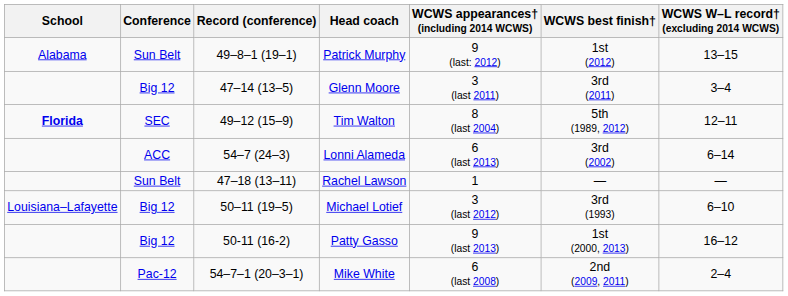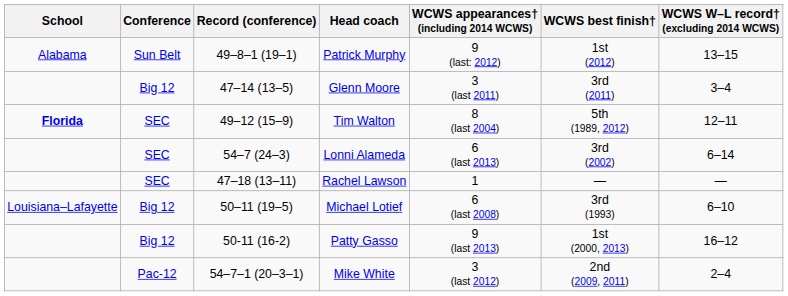(157, 154) ACC -> (157, 154) SEC
(157, 181) Sun Belt -> (157, 181) SEC
(475, 207) 3 (last 2012) -> (475, 207) 6 (last 2008)
(475, 274) 6 (last 2008) -> (475, 274) 3 (last 2012)
